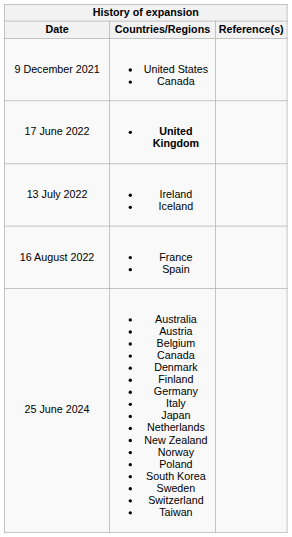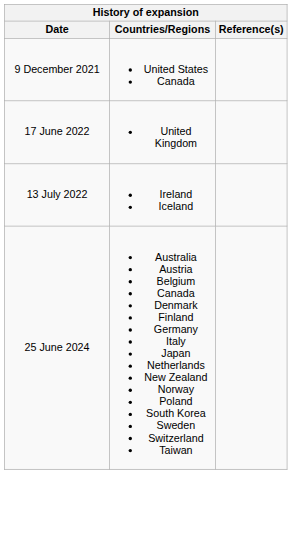(162, 138) bold -> (162, 138) normal
- row: (57, 257)
